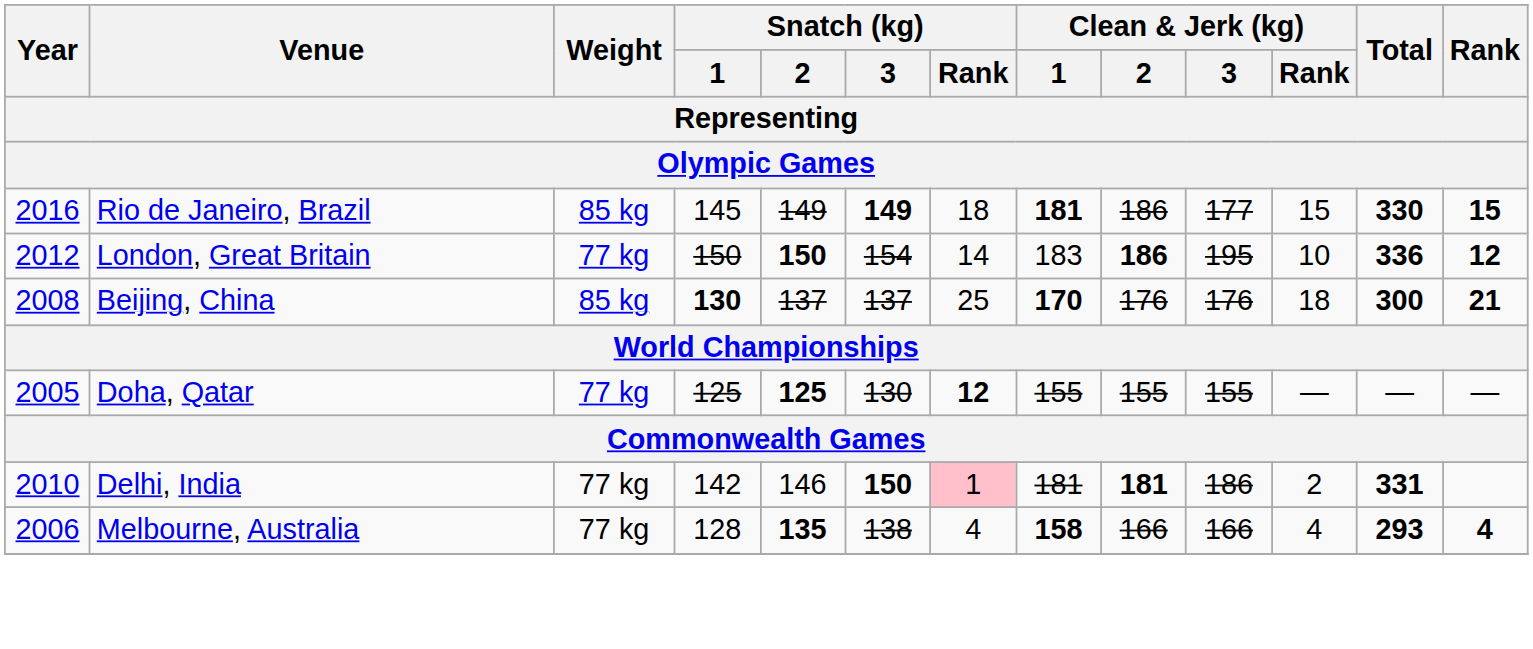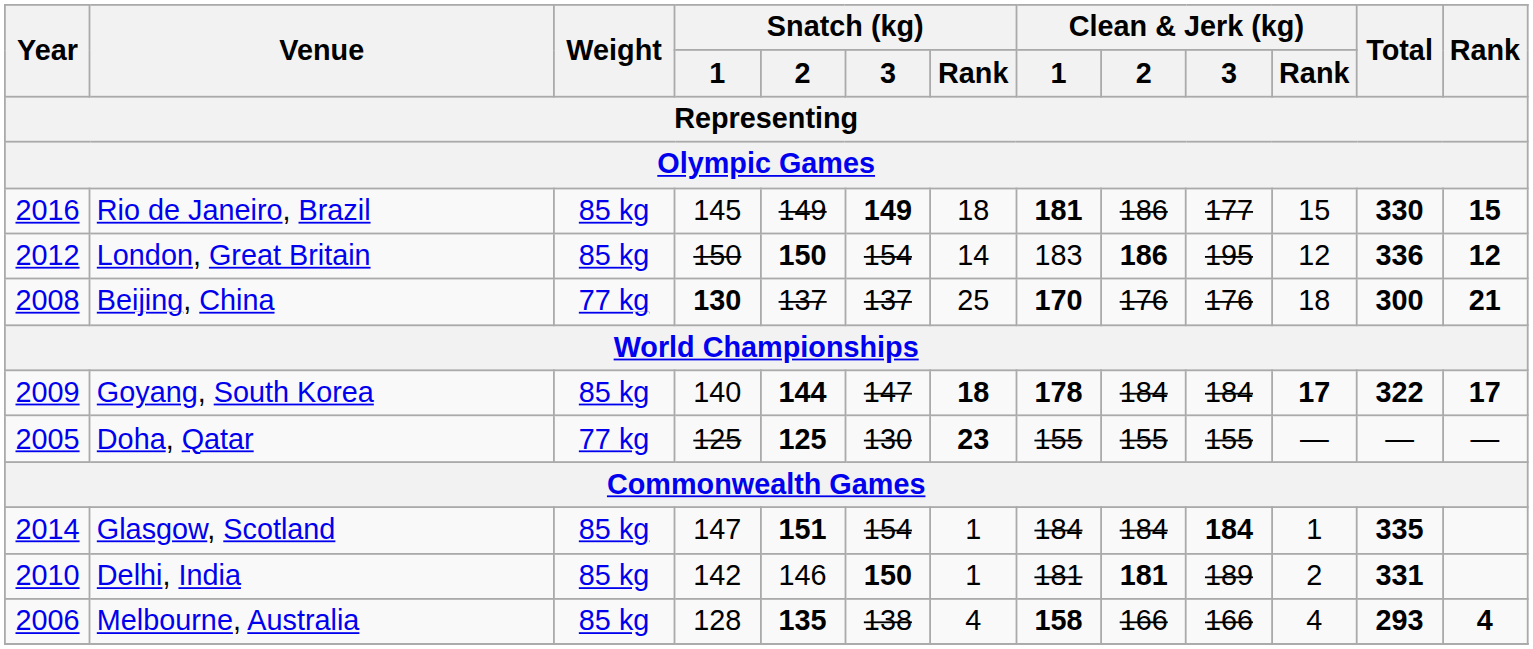(614, 255) 77 kg -> (614, 255) 85 kg
(1314, 255) 10 -> (1314, 255) 12
(614, 301) 85 kg -> (614, 301) 77 kg
+ row: (235, 392)
(973, 392) 12 -> (973, 438) 23
+ row: (216, 529)
(614, 484) 77 kg -> (614, 575) 85 kg
(973, 484) pink background -> (973, 575) no background
(1229, 484) 186 -> (1229, 575) 189
(614, 529) 77 kg -> (614, 621) 85 kg
